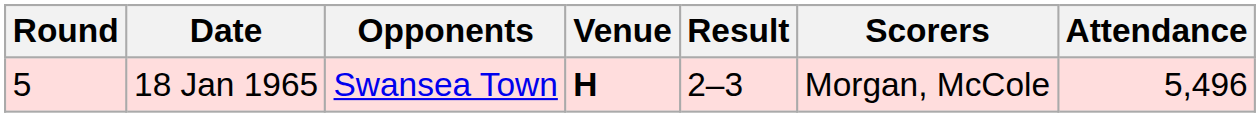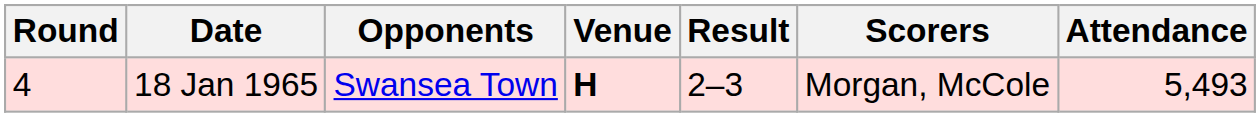(22, 84) 5 -> (22, 84) 4
(1206, 84) 5,496 -> (1206, 84) 5,493
